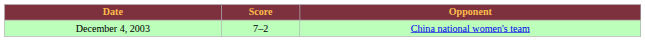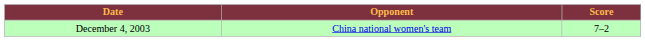columns swapped: (470, 12) <-> (261, 12)
